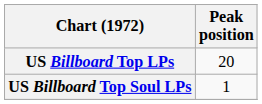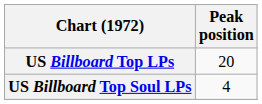(226, 86) 1 -> (226, 86) 4
